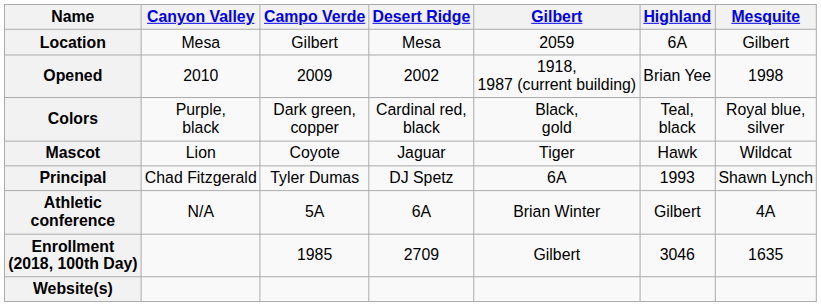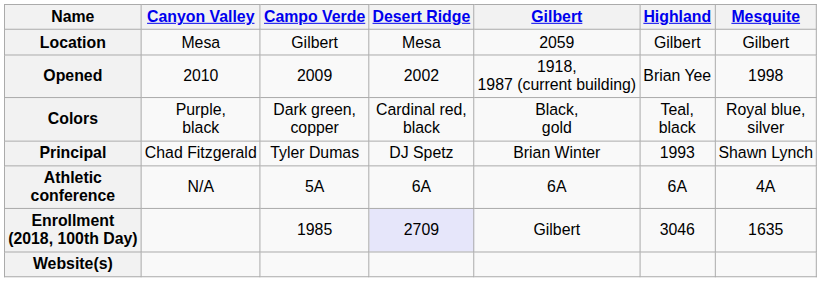(677, 42) 6A -> (677, 42) Gilbert
- row: (73, 153)
(557, 178) 6A -> (557, 153) Brian Winter
(557, 212) Brian Winter -> (557, 187) 6A
(677, 212) Gilbert -> (677, 187) 6A
(421, 255) no background -> (421, 230) lavender background
